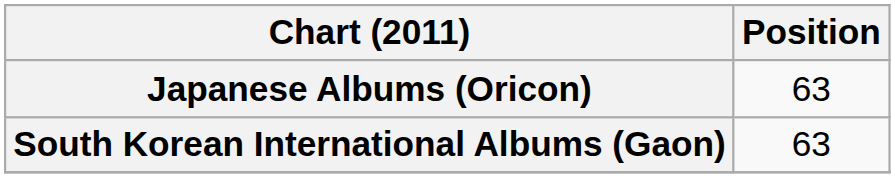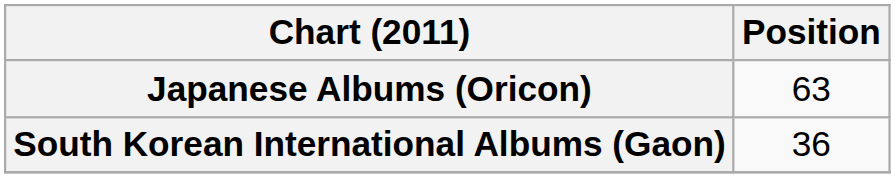(811, 144) 63 -> (811, 144) 36
